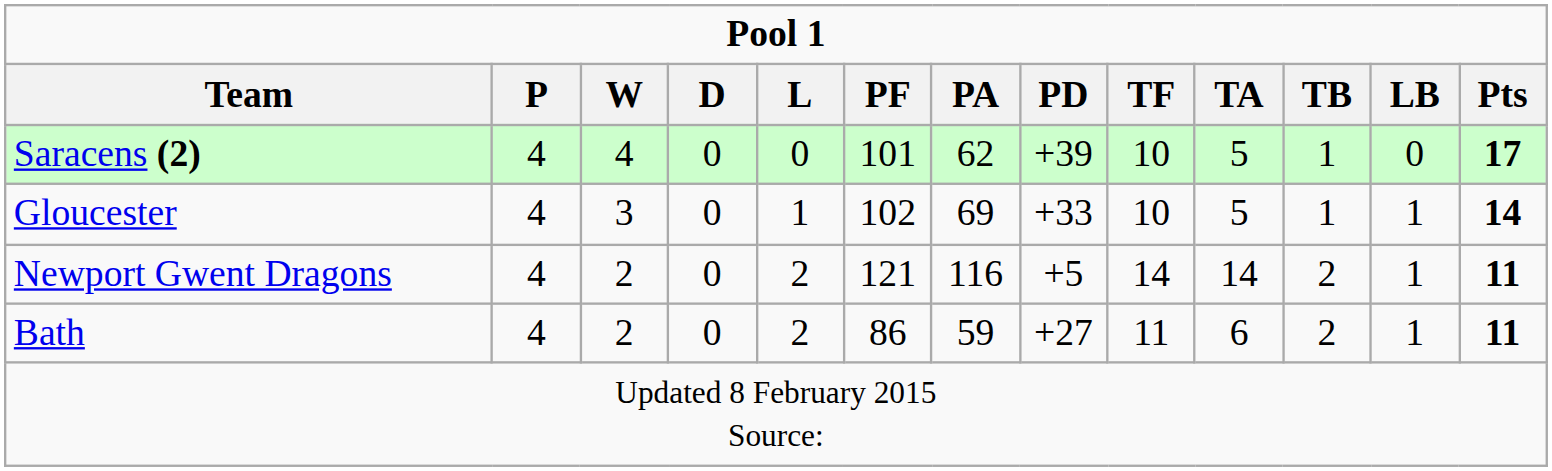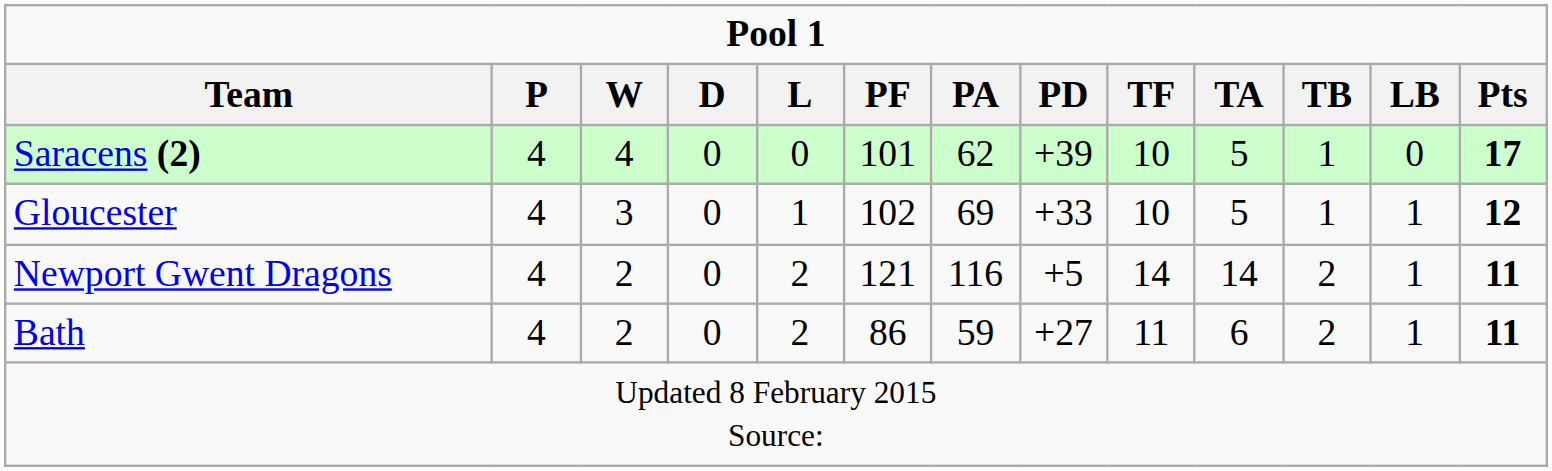(1503, 213) 14 -> (1503, 213) 12
